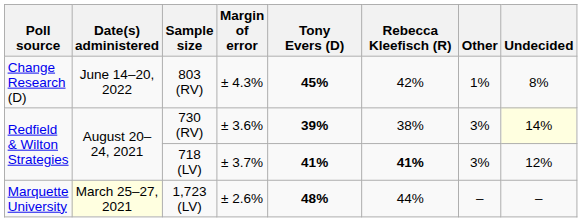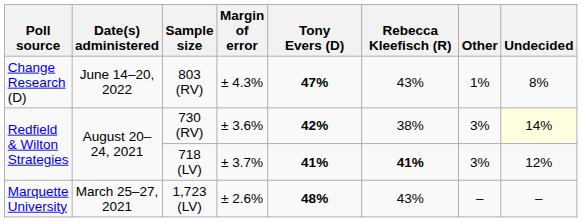(315, 82) 45% -> (315, 82) 47%
(410, 82) 42% -> (410, 82) 43%
(315, 126) 39% -> (315, 126) 42%
(117, 199) lightyellow background -> (117, 199) no background
(410, 199) 44% -> (410, 199) 43%
